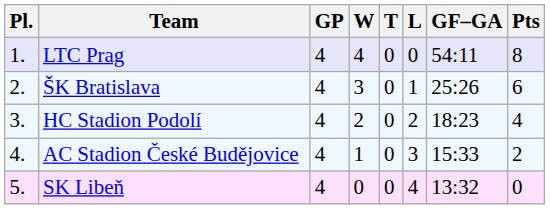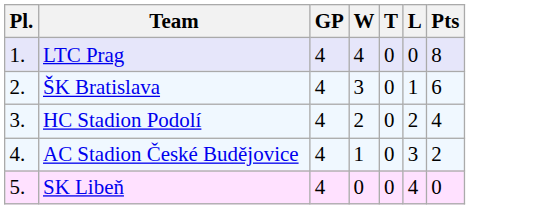- column: (467, 21)
